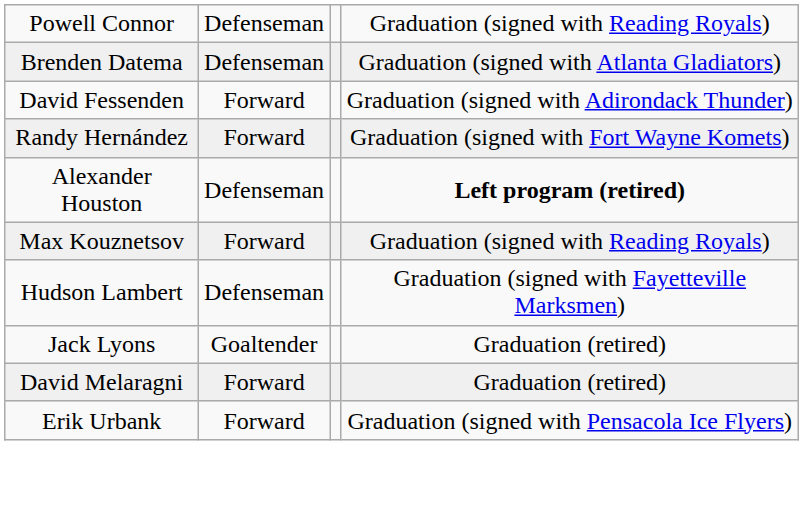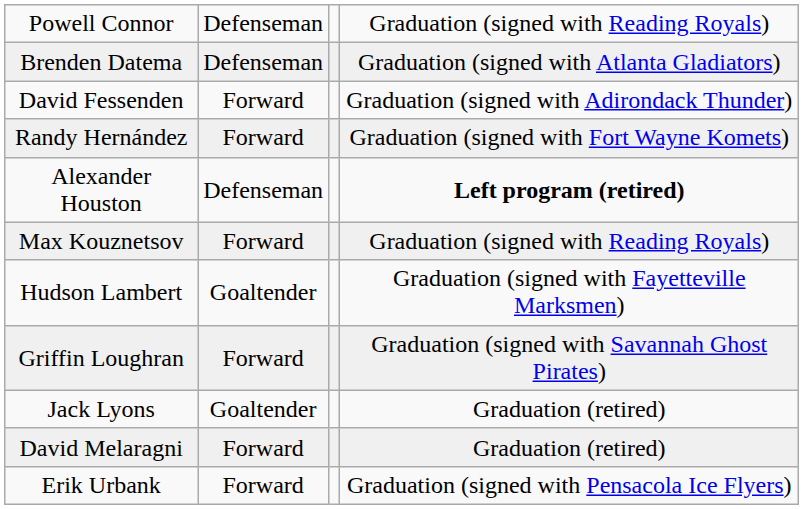(264, 292) Defenseman -> (263, 292) Goaltender
+ row: (101, 357)
